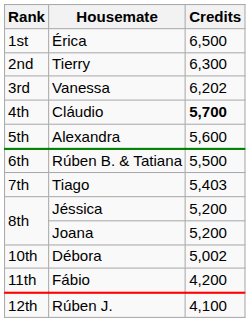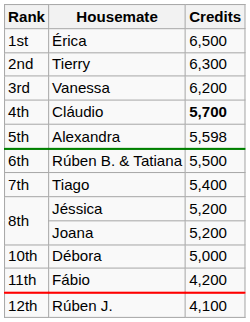(208, 89) 6,202 -> (208, 89) 6,200
(208, 136) 5,600 -> (208, 136) 5,598
(208, 185) 5,403 -> (208, 185) 5,400
(208, 257) 5,002 -> (208, 257) 5,000
